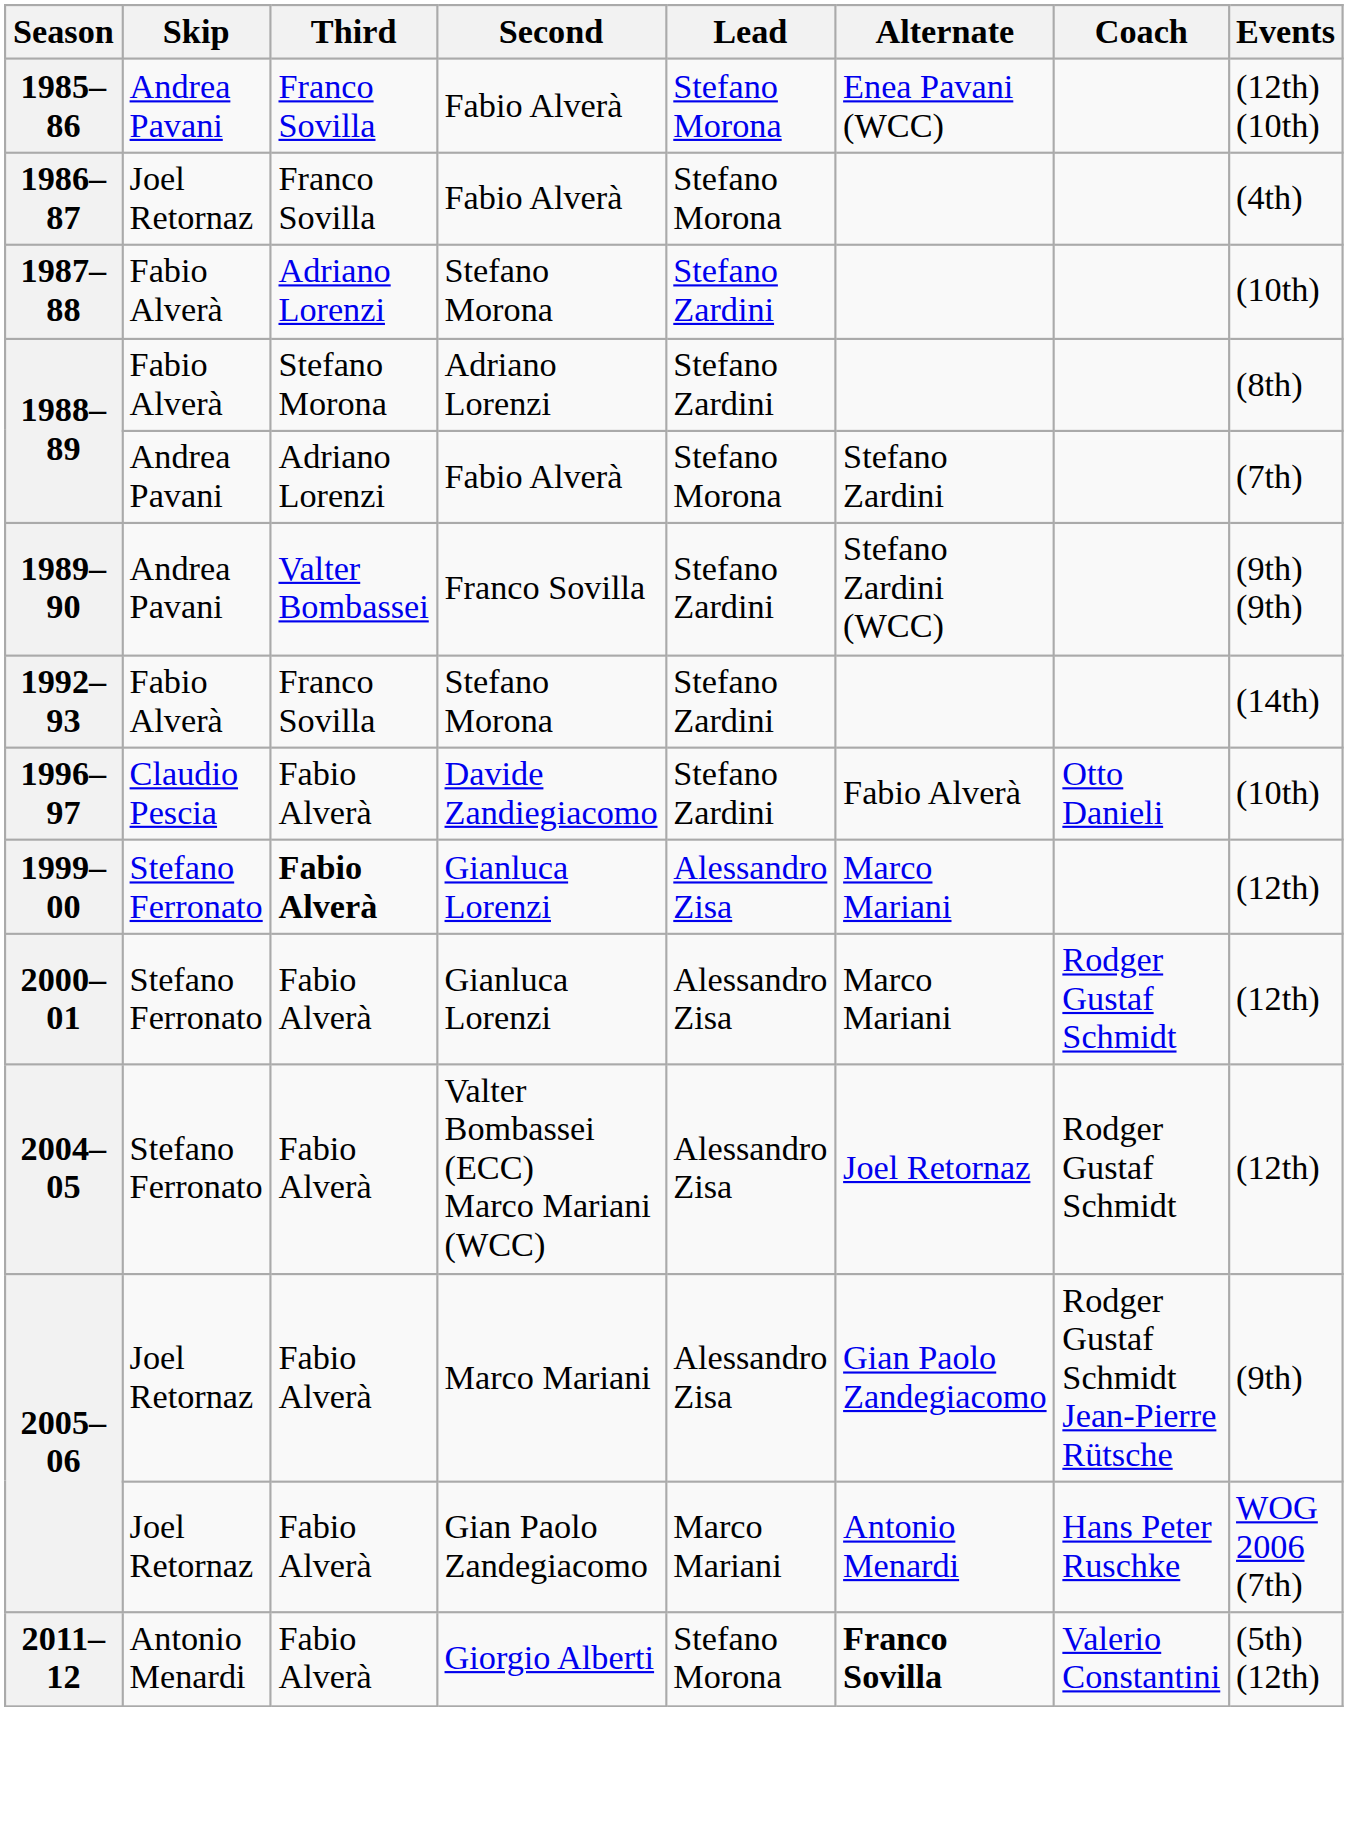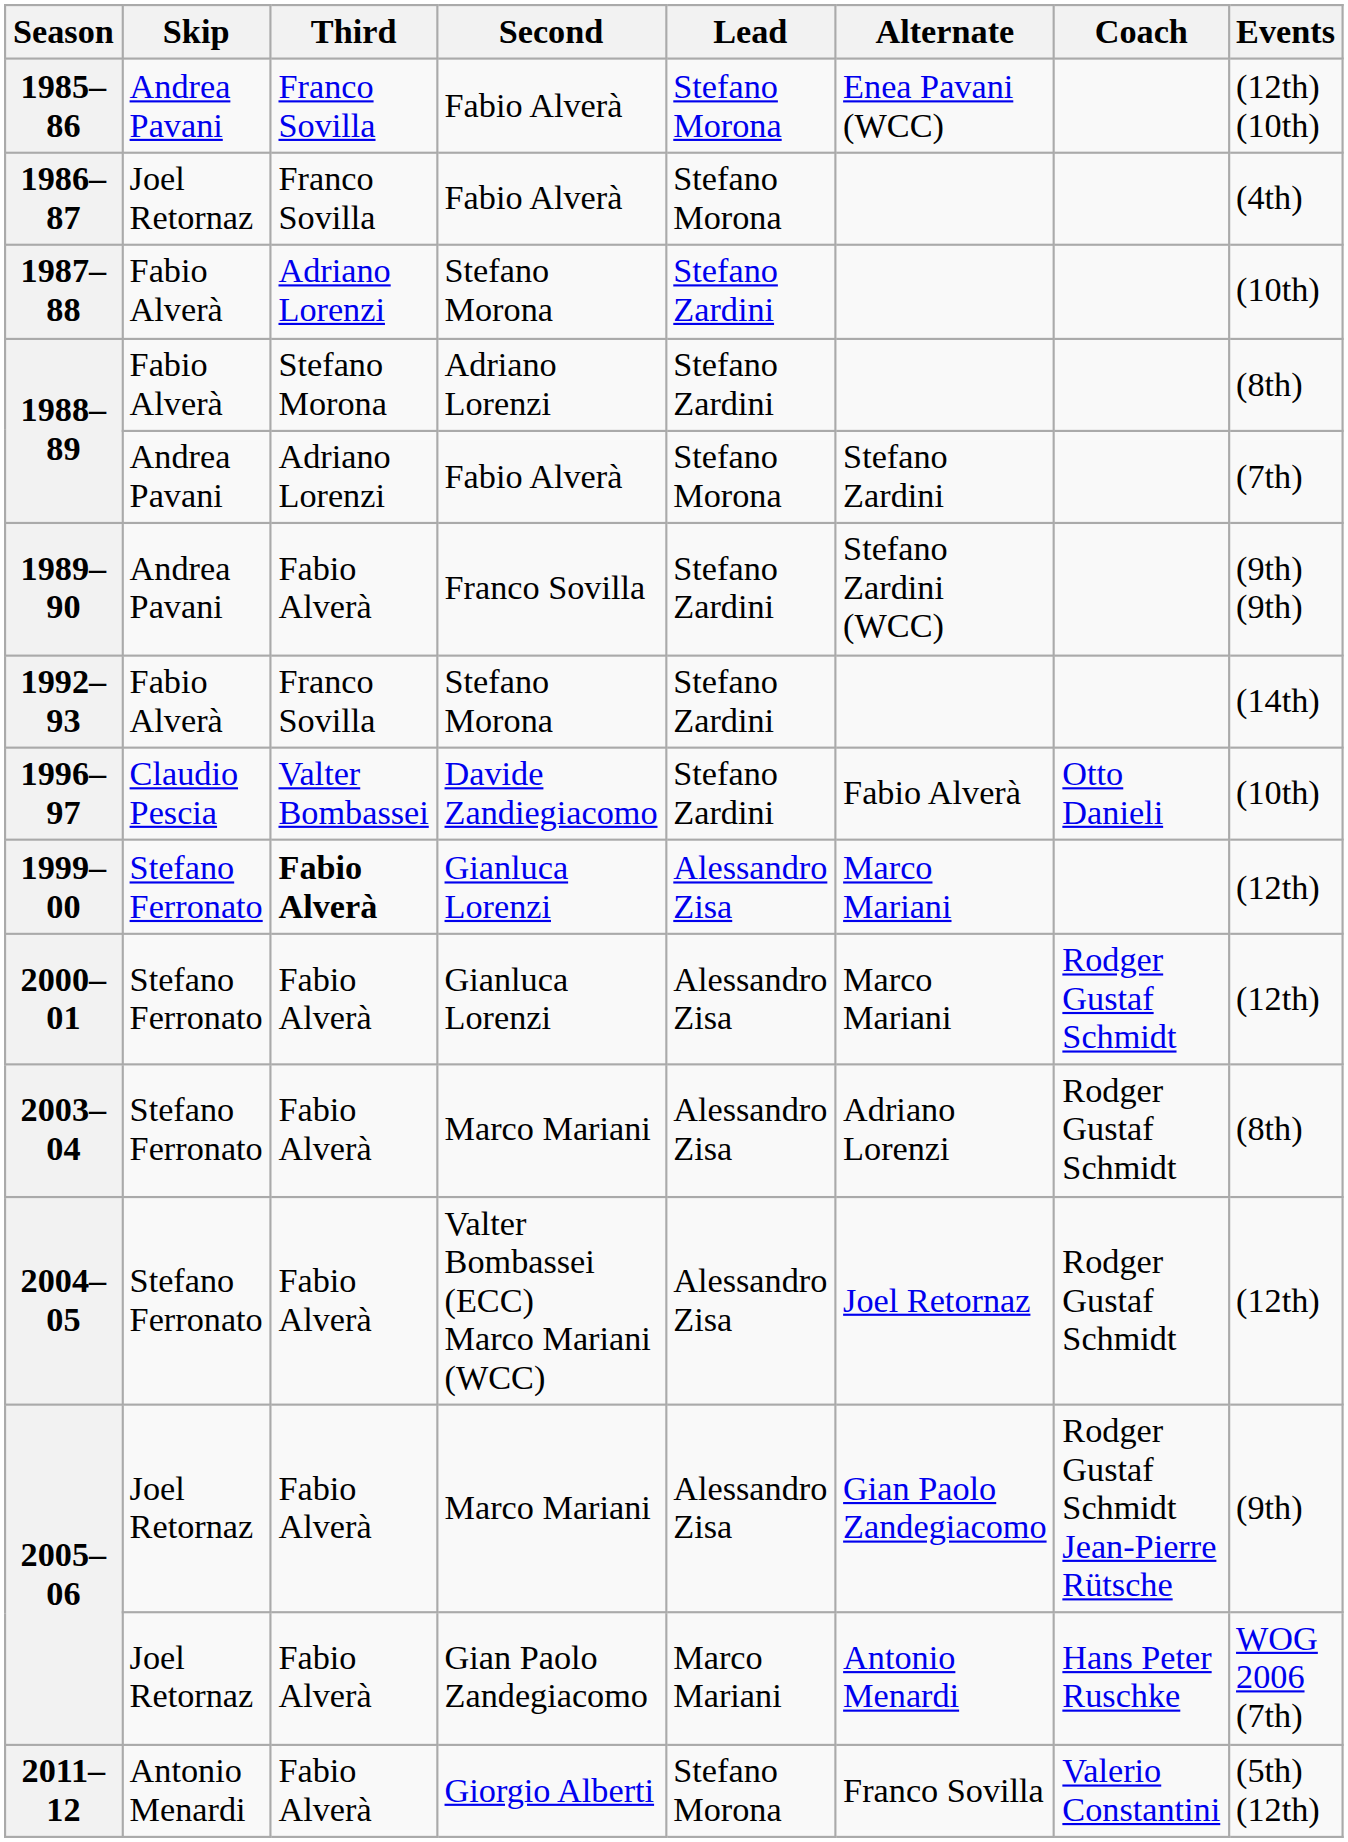(354, 588) Valter Bombassei -> (325, 588) Fabio Alverà
(325, 793) Fabio Alverà -> (354, 793) Valter Bombassei
+ row: (63, 1129)
(895, 1658) bold -> (943, 1789) normal
